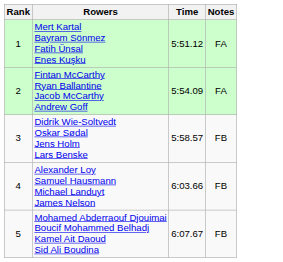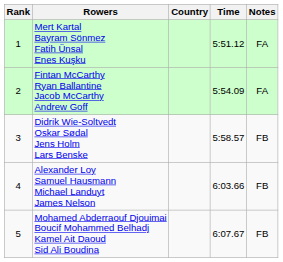+ column: (190, 12)
